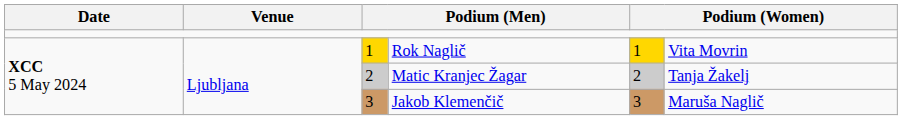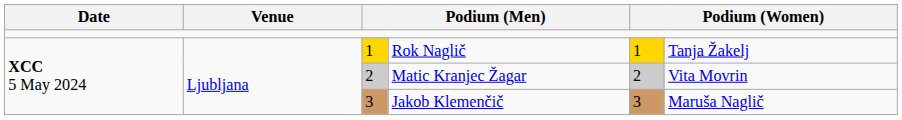(708, 50) Vita Movrin -> (709, 50) Tanja Žakelj
(709, 76) Tanja Žakelj -> (708, 76) Vita Movrin
